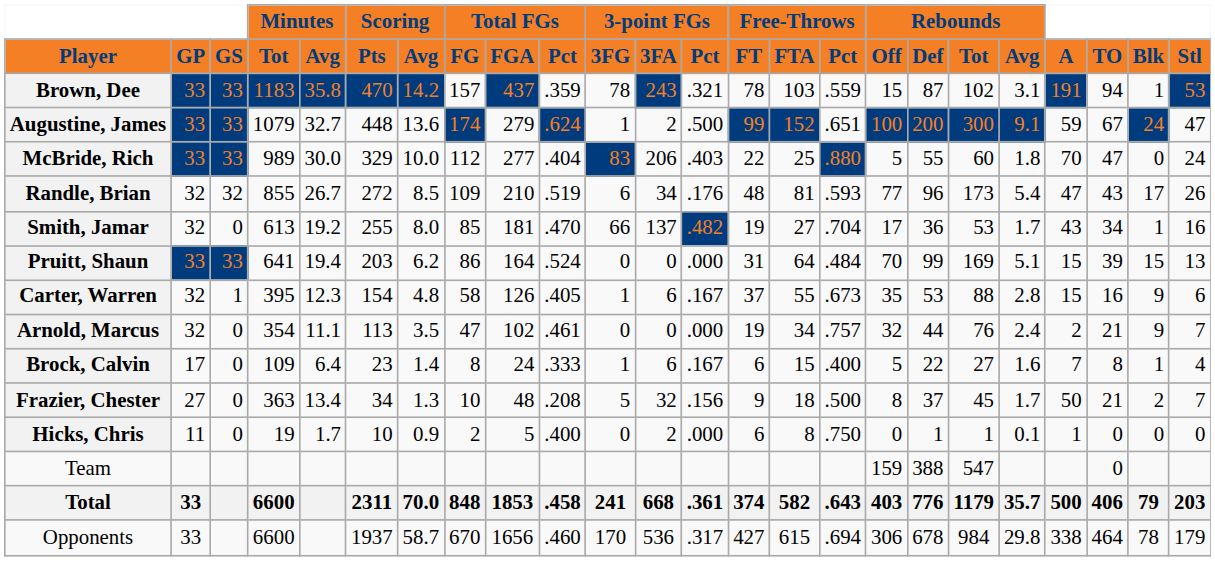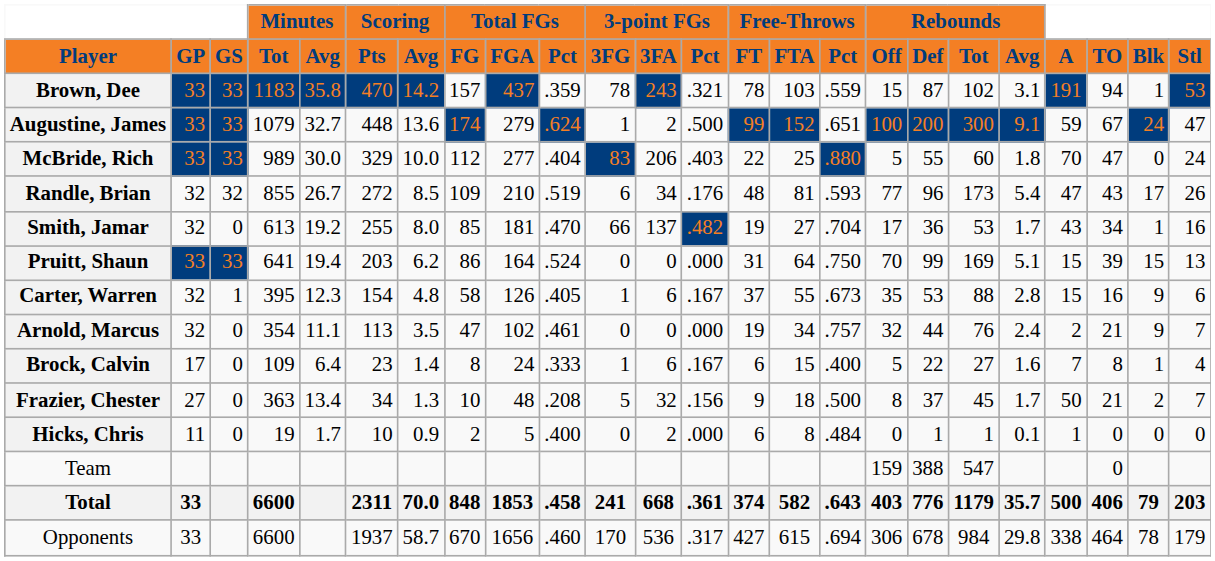(843, 262) .484 -> (843, 262) .750
(843, 434) .750 -> (843, 434) .484
